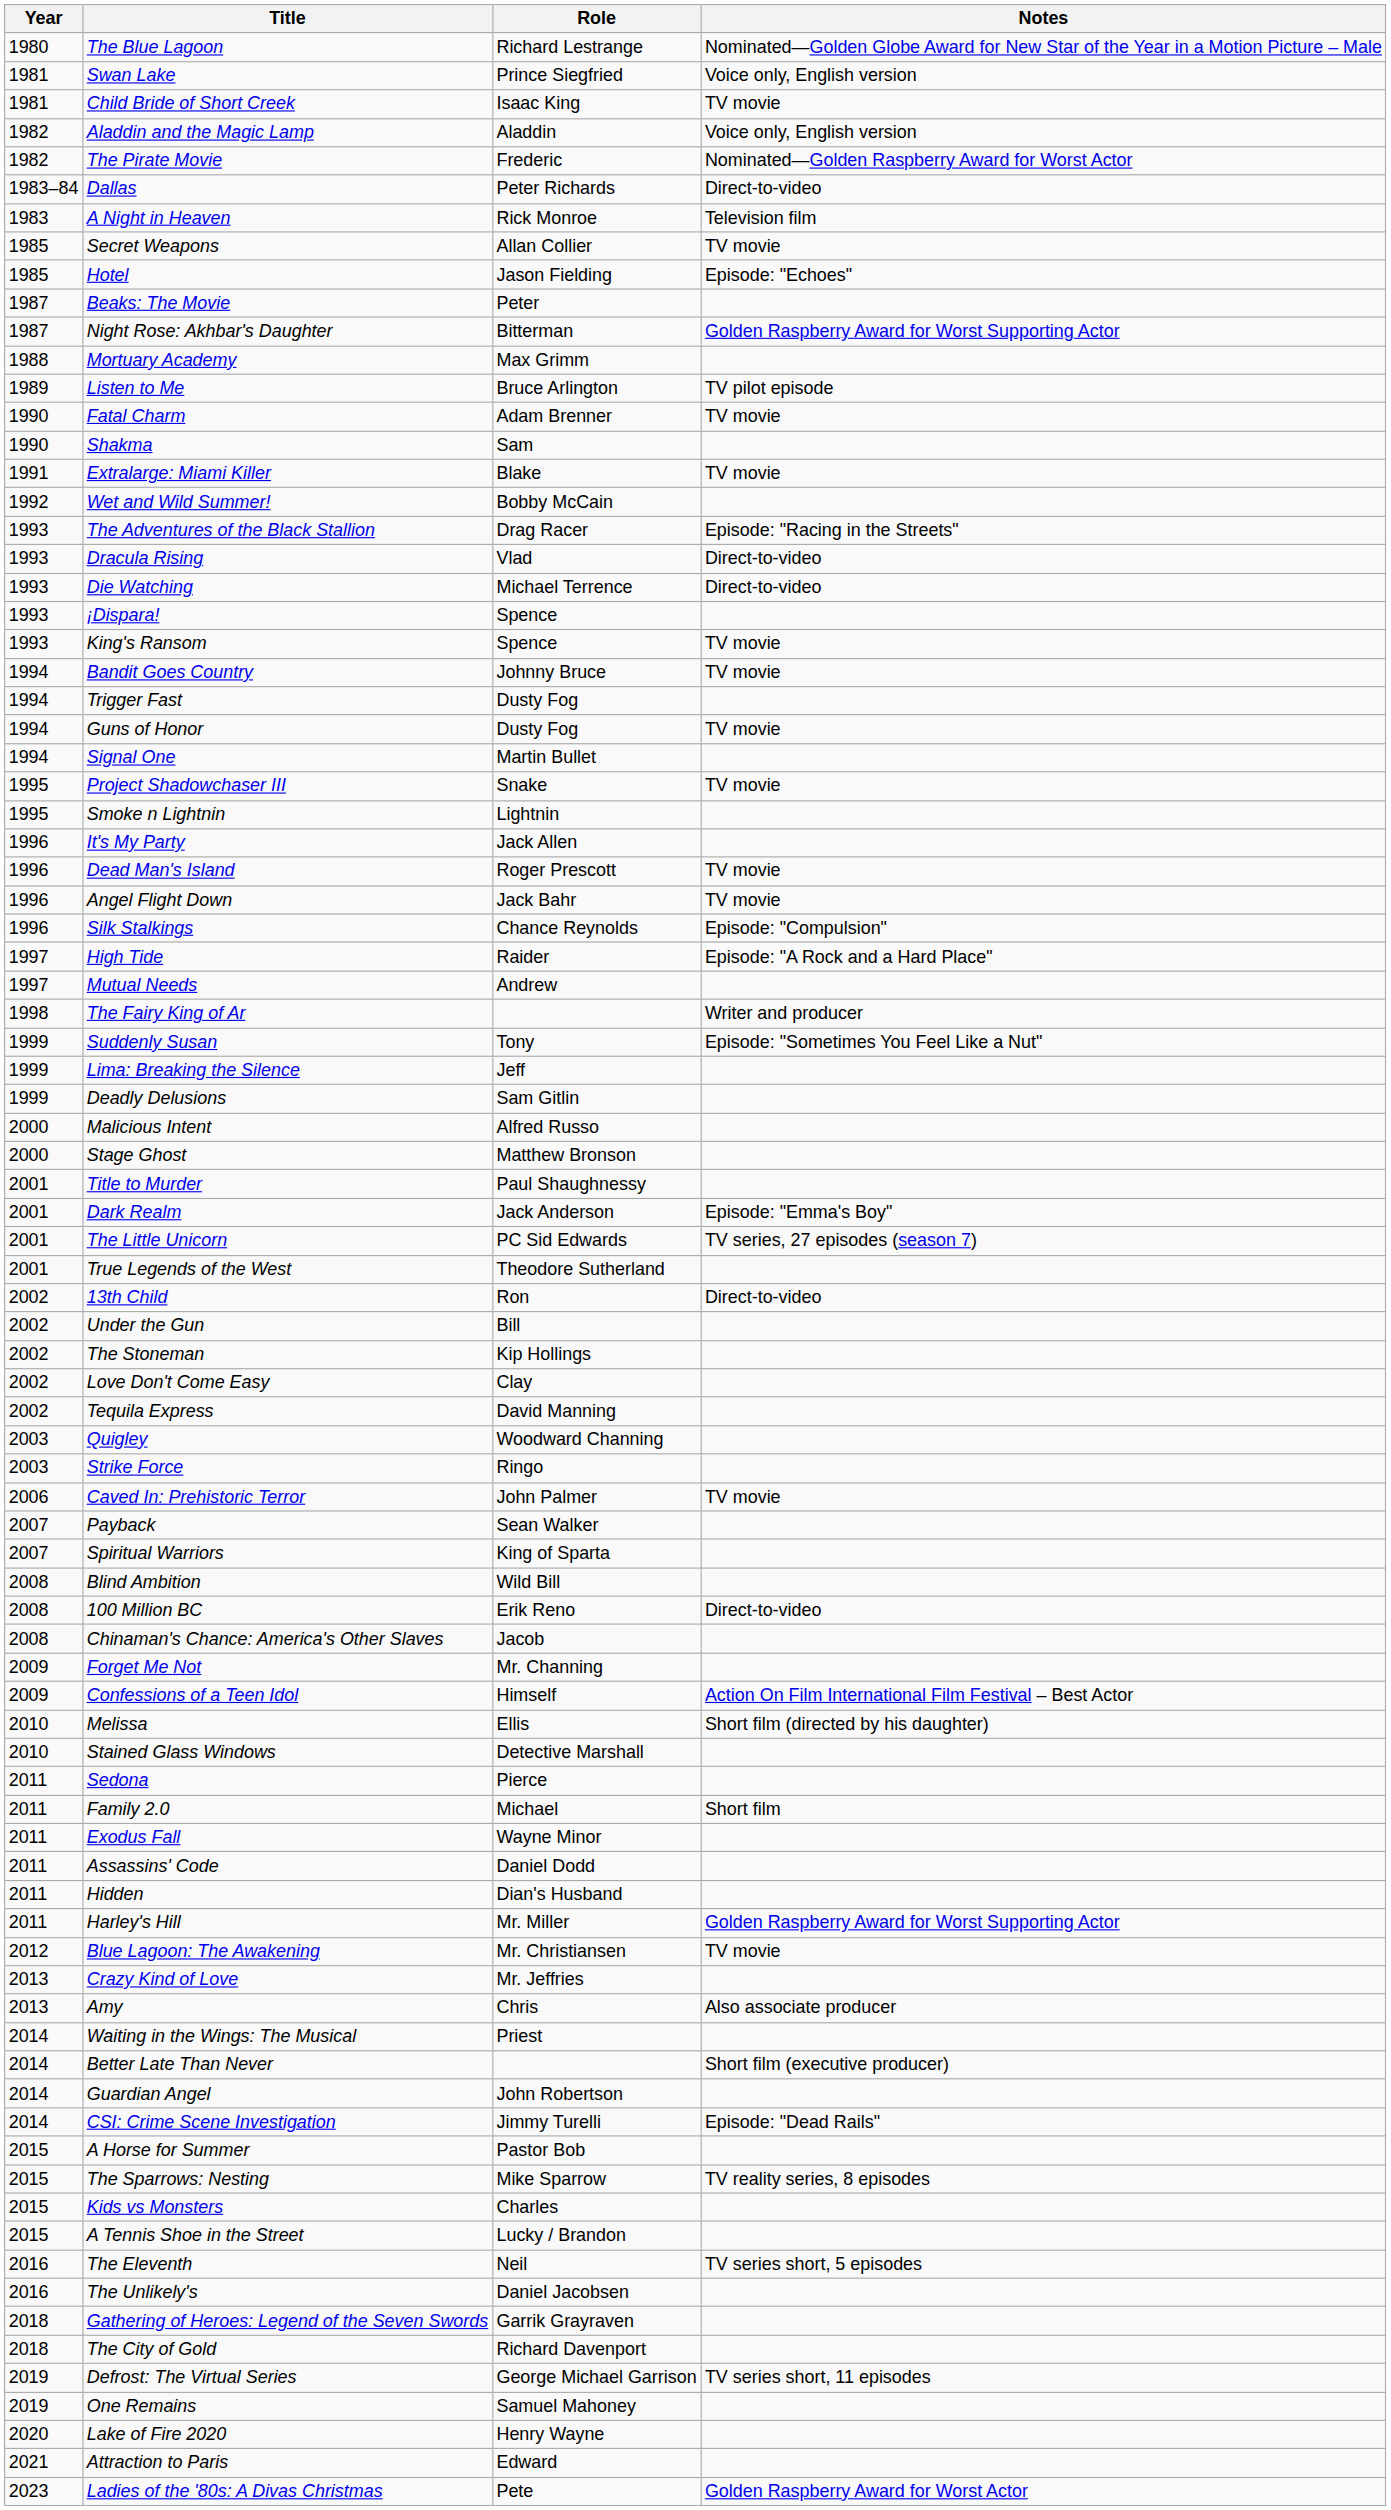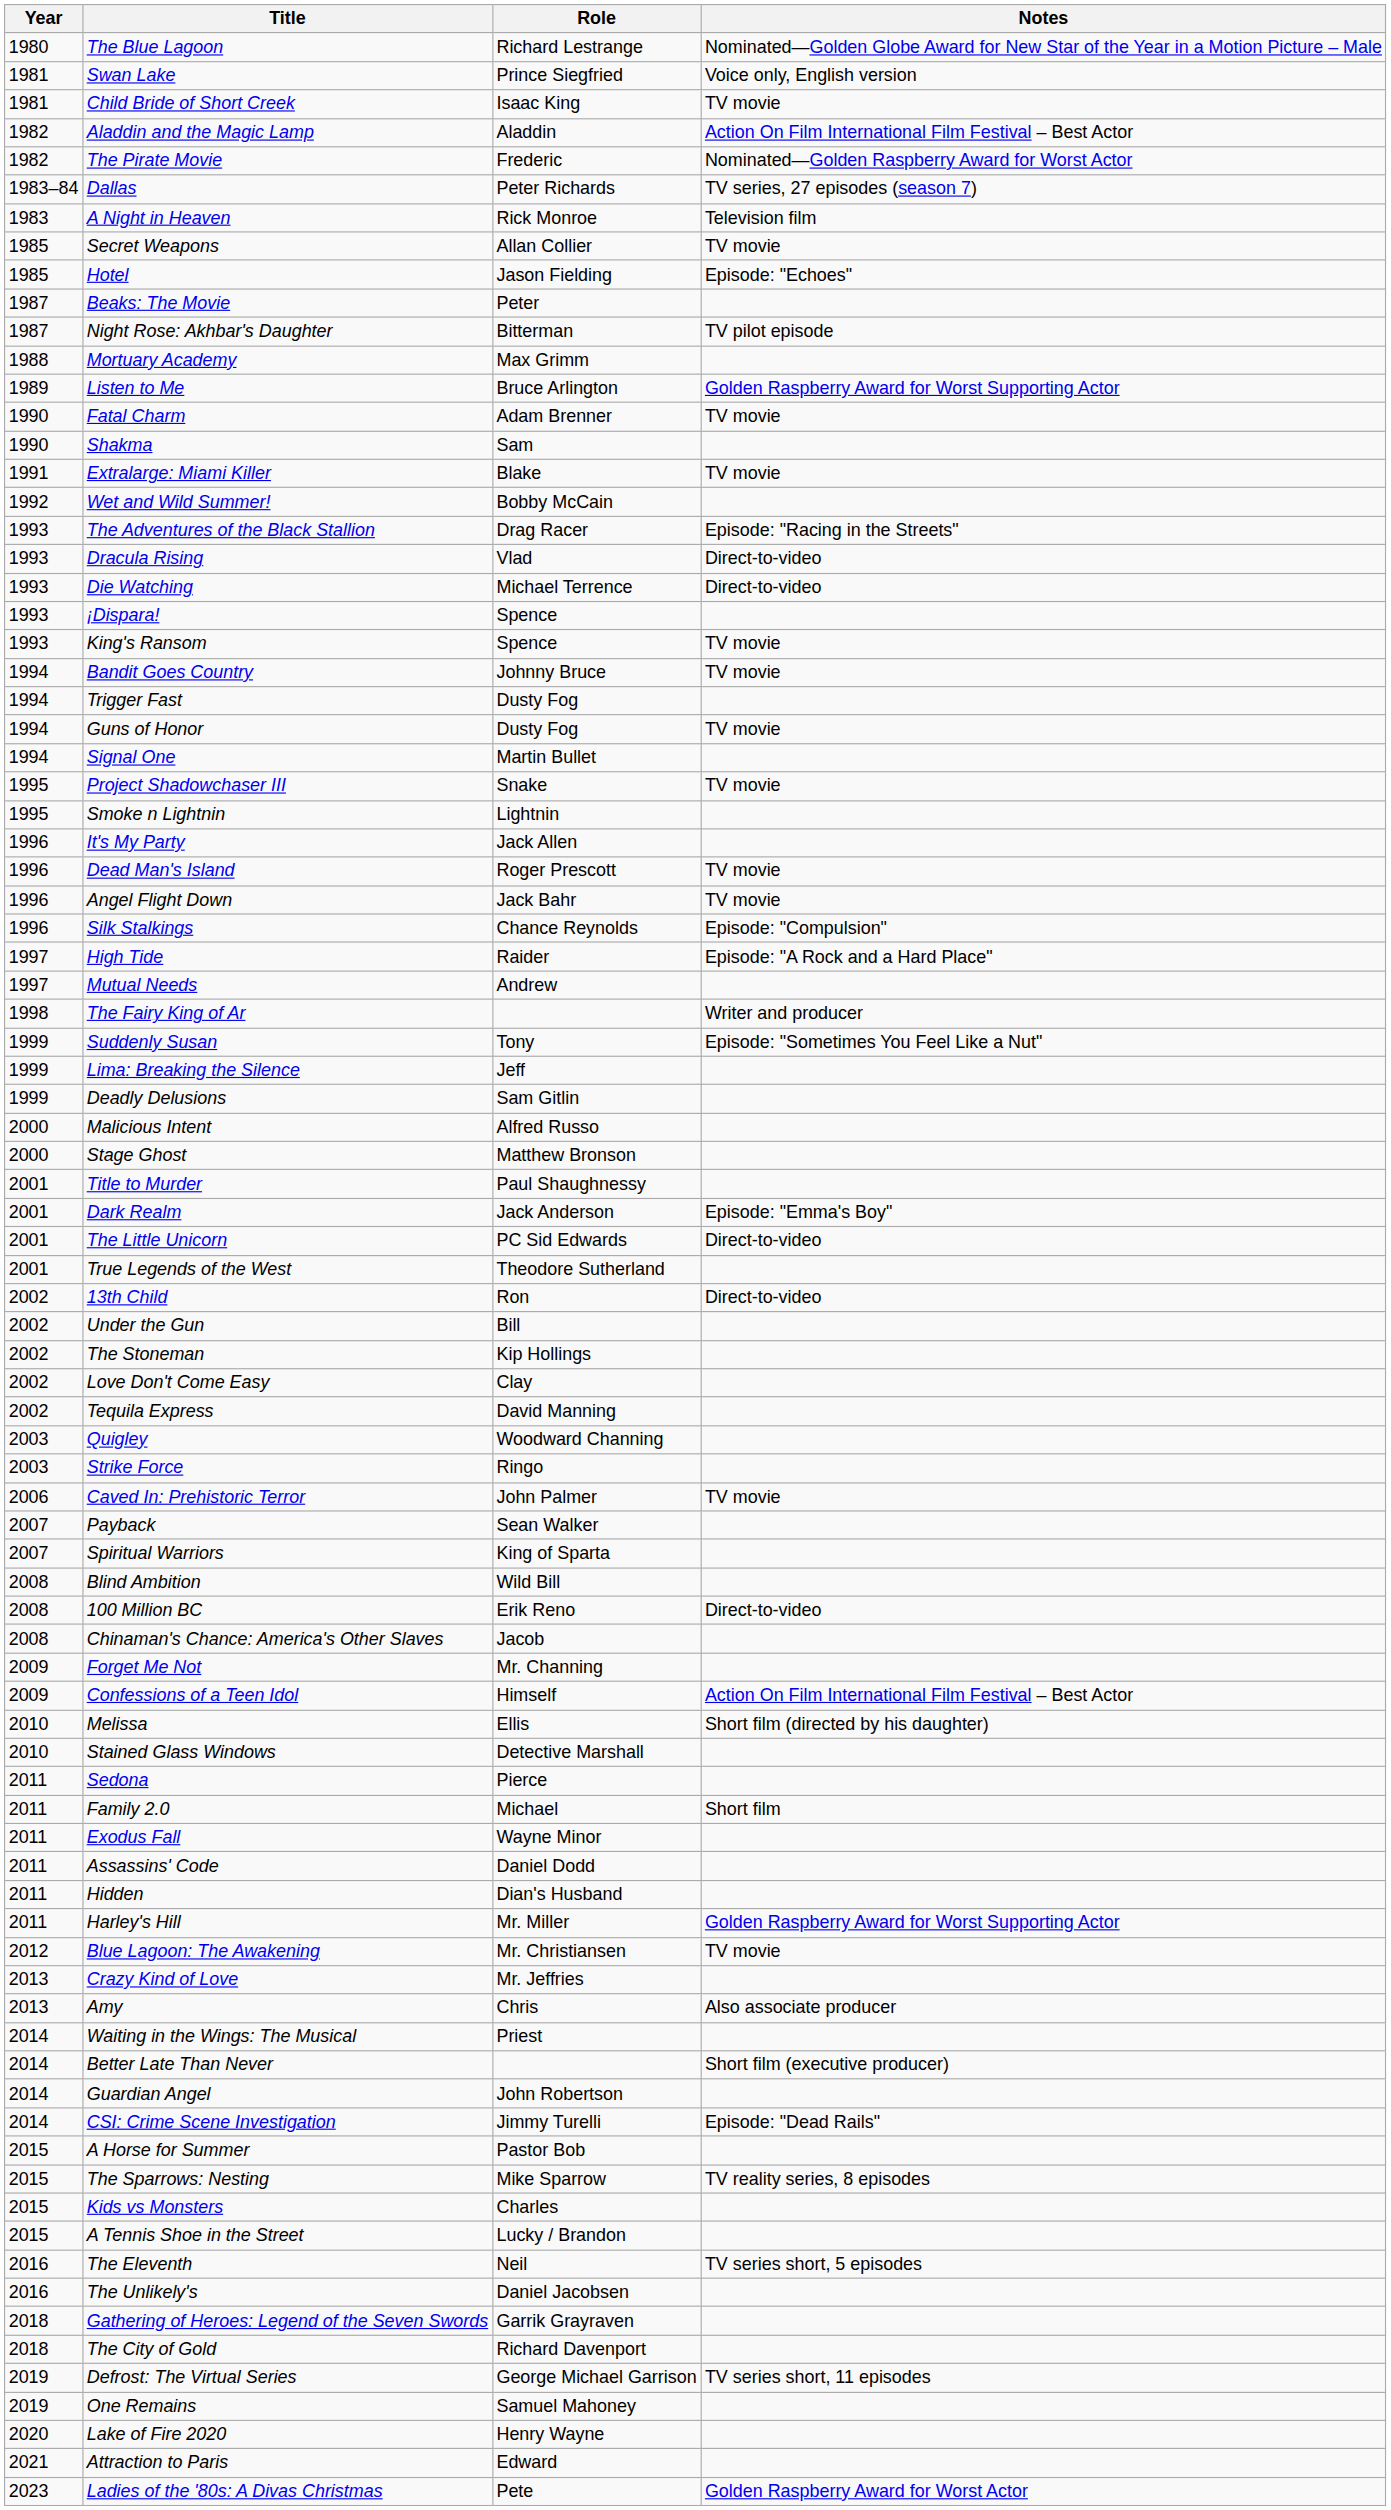(811, 132) Voice only, English version -> (919, 132) Action On Film International Film Festival – Best Actor
(763, 189) Direct-to-video -> (841, 189) TV series, 27 episodes (season 7)
(912, 331) Golden Raspberry Award for Worst Supporting Actor -> (769, 331) TV pilot episode
(769, 388) TV pilot episode -> (912, 388) Golden Raspberry Award for Worst Supporting Actor
(841, 1240) TV series, 27 episodes (season 7) -> (763, 1240) Direct-to-video
